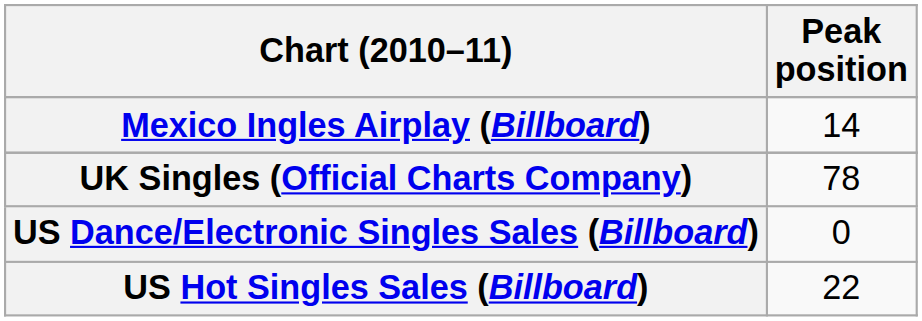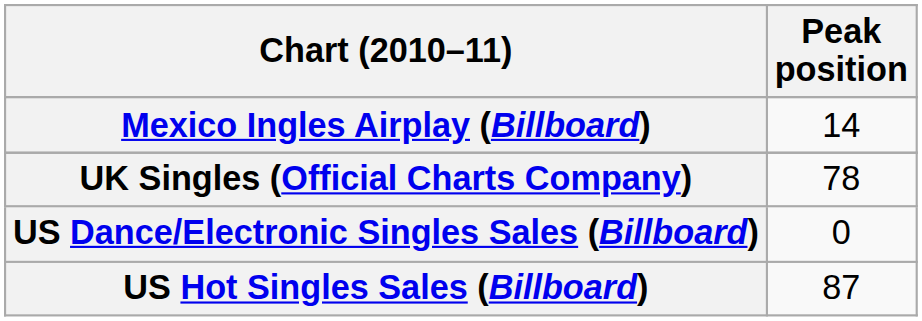(841, 287) 22 -> (841, 287) 87
